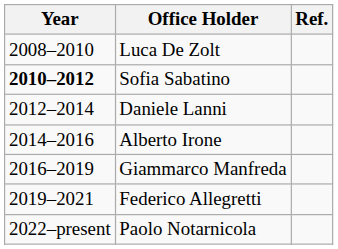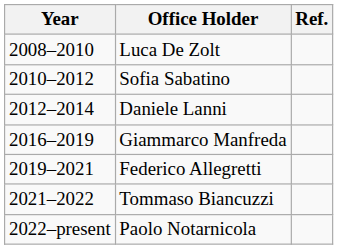(51, 79) bold -> (51, 79) normal
- row: (170, 139)
+ row: (197, 199)
